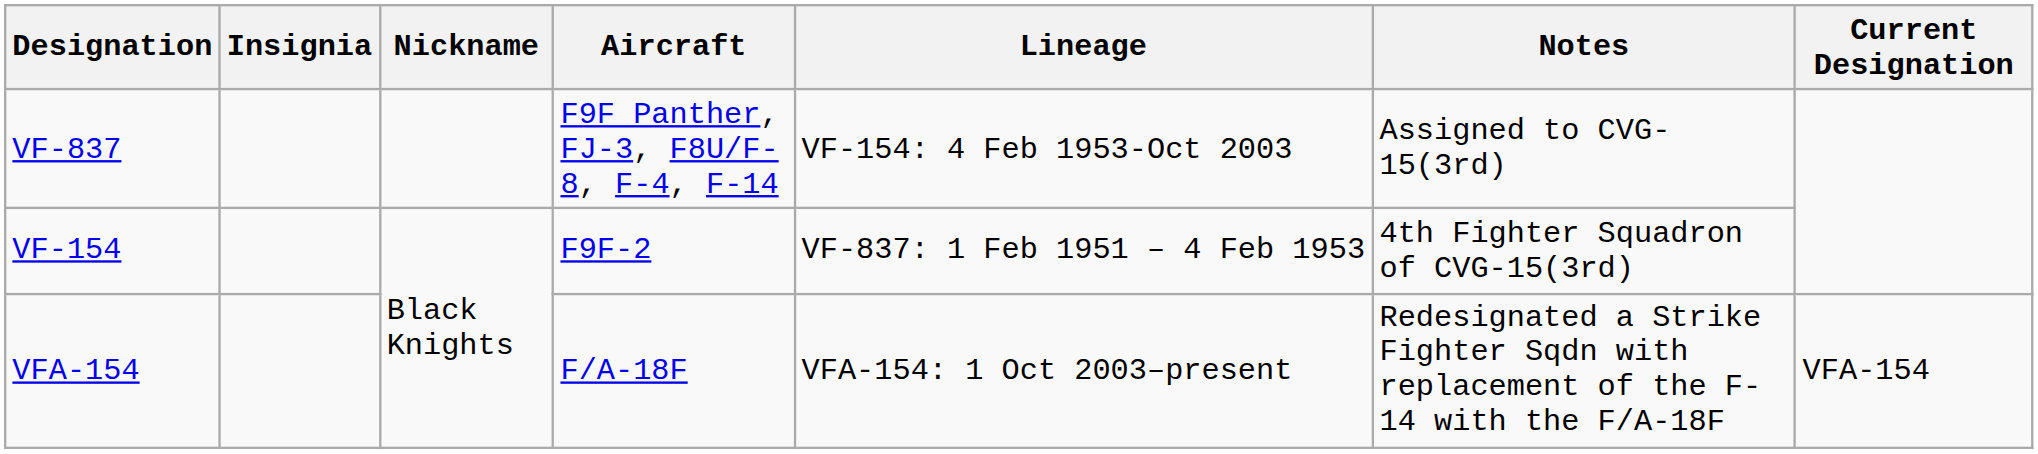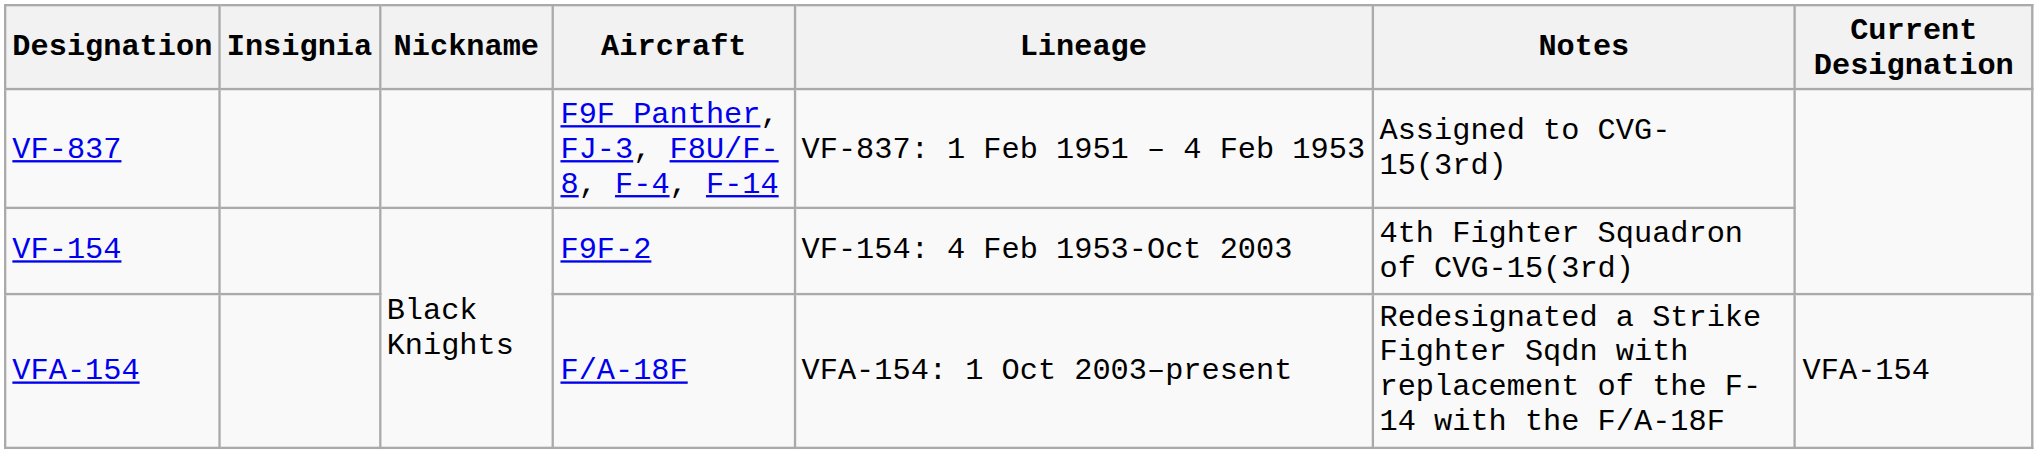(1047, 149) VF-154: 4 Feb 1953-Oct 2003 -> (1083, 149) VF-837: 1 Feb 1951 – 4 Feb 1953
(1083, 251) VF-837: 1 Feb 1951 – 4 Feb 1953 -> (1047, 251) VF-154: 4 Feb 1953-Oct 2003
